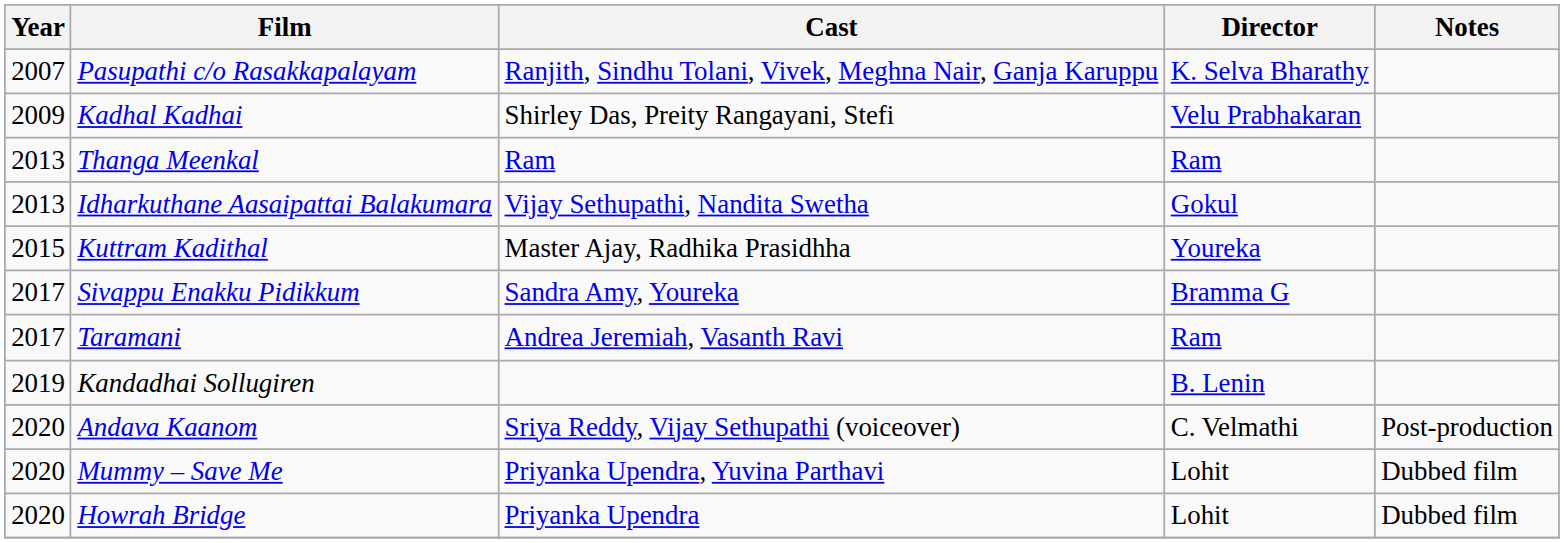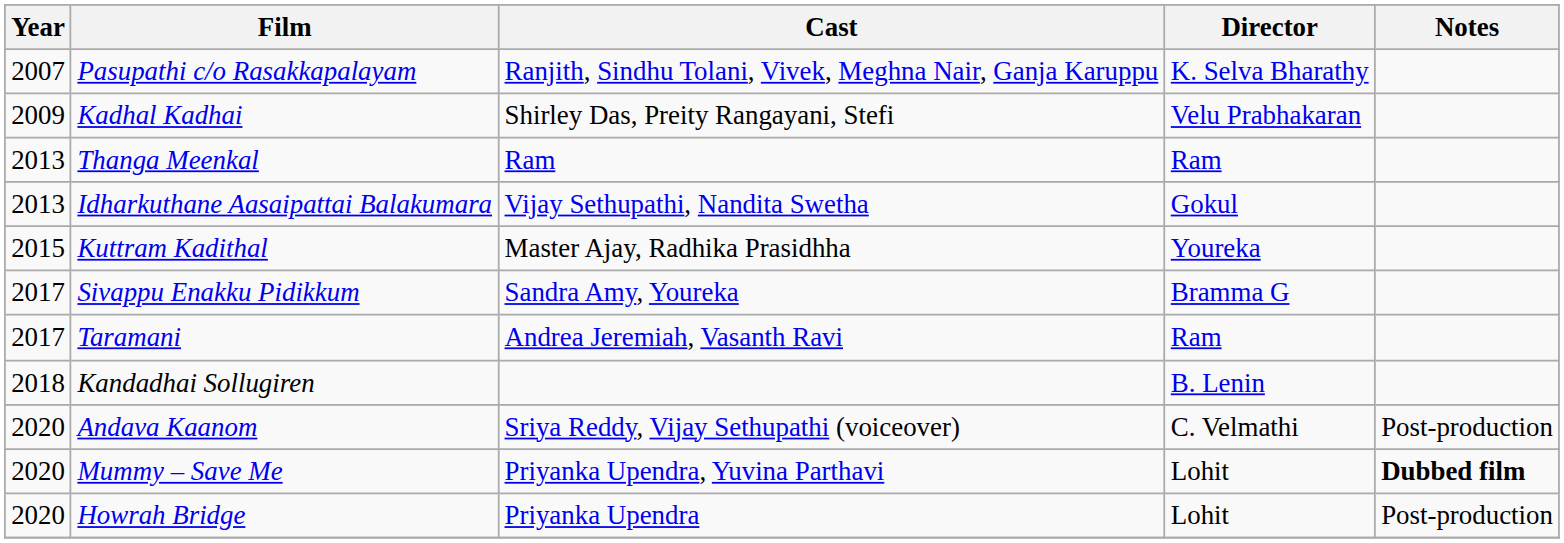(38, 381) 2019 -> (38, 381) 2018
(1449, 470) normal -> (1453, 470) bold
(1449, 514) Dubbed film -> (1467, 514) Post-production
